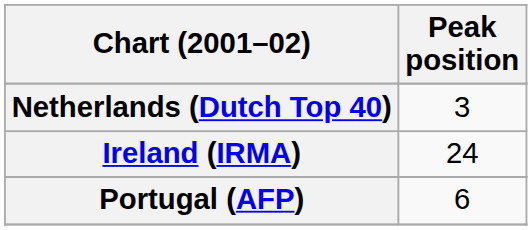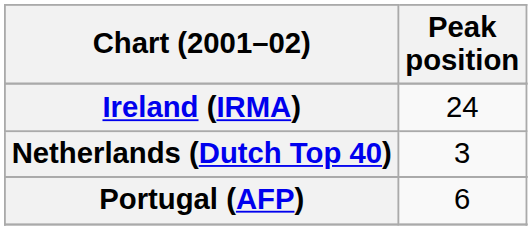rows swapped: (202, 153) <-> (202, 107)
